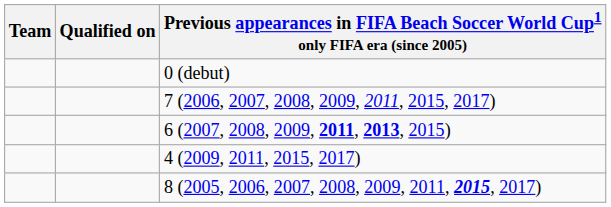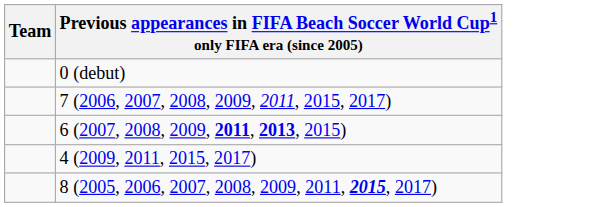- column: (108, 31)
